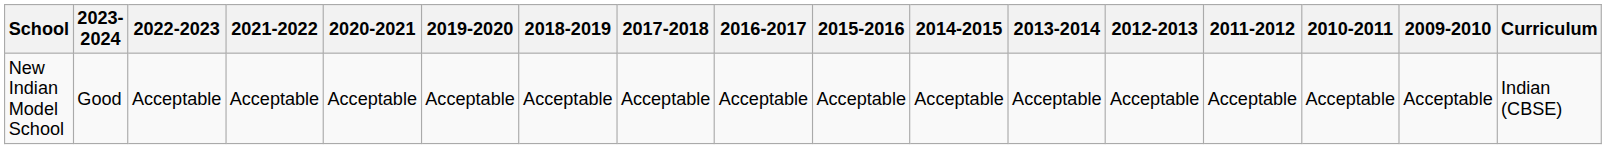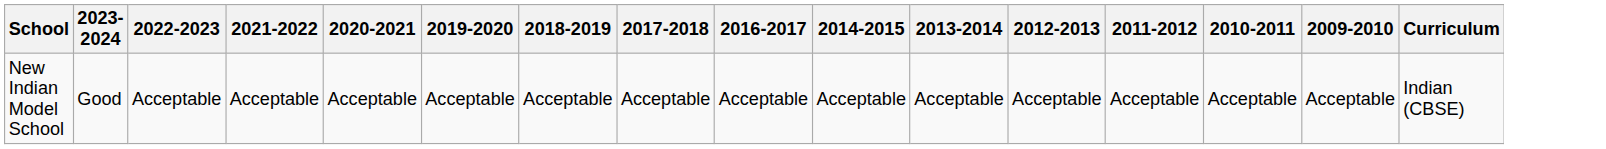- column: (861, 29)
